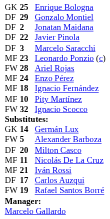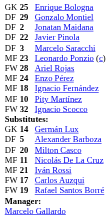(11, 139) FW -> (10, 139) DF
(10, 180) DF -> (11, 180) FW
